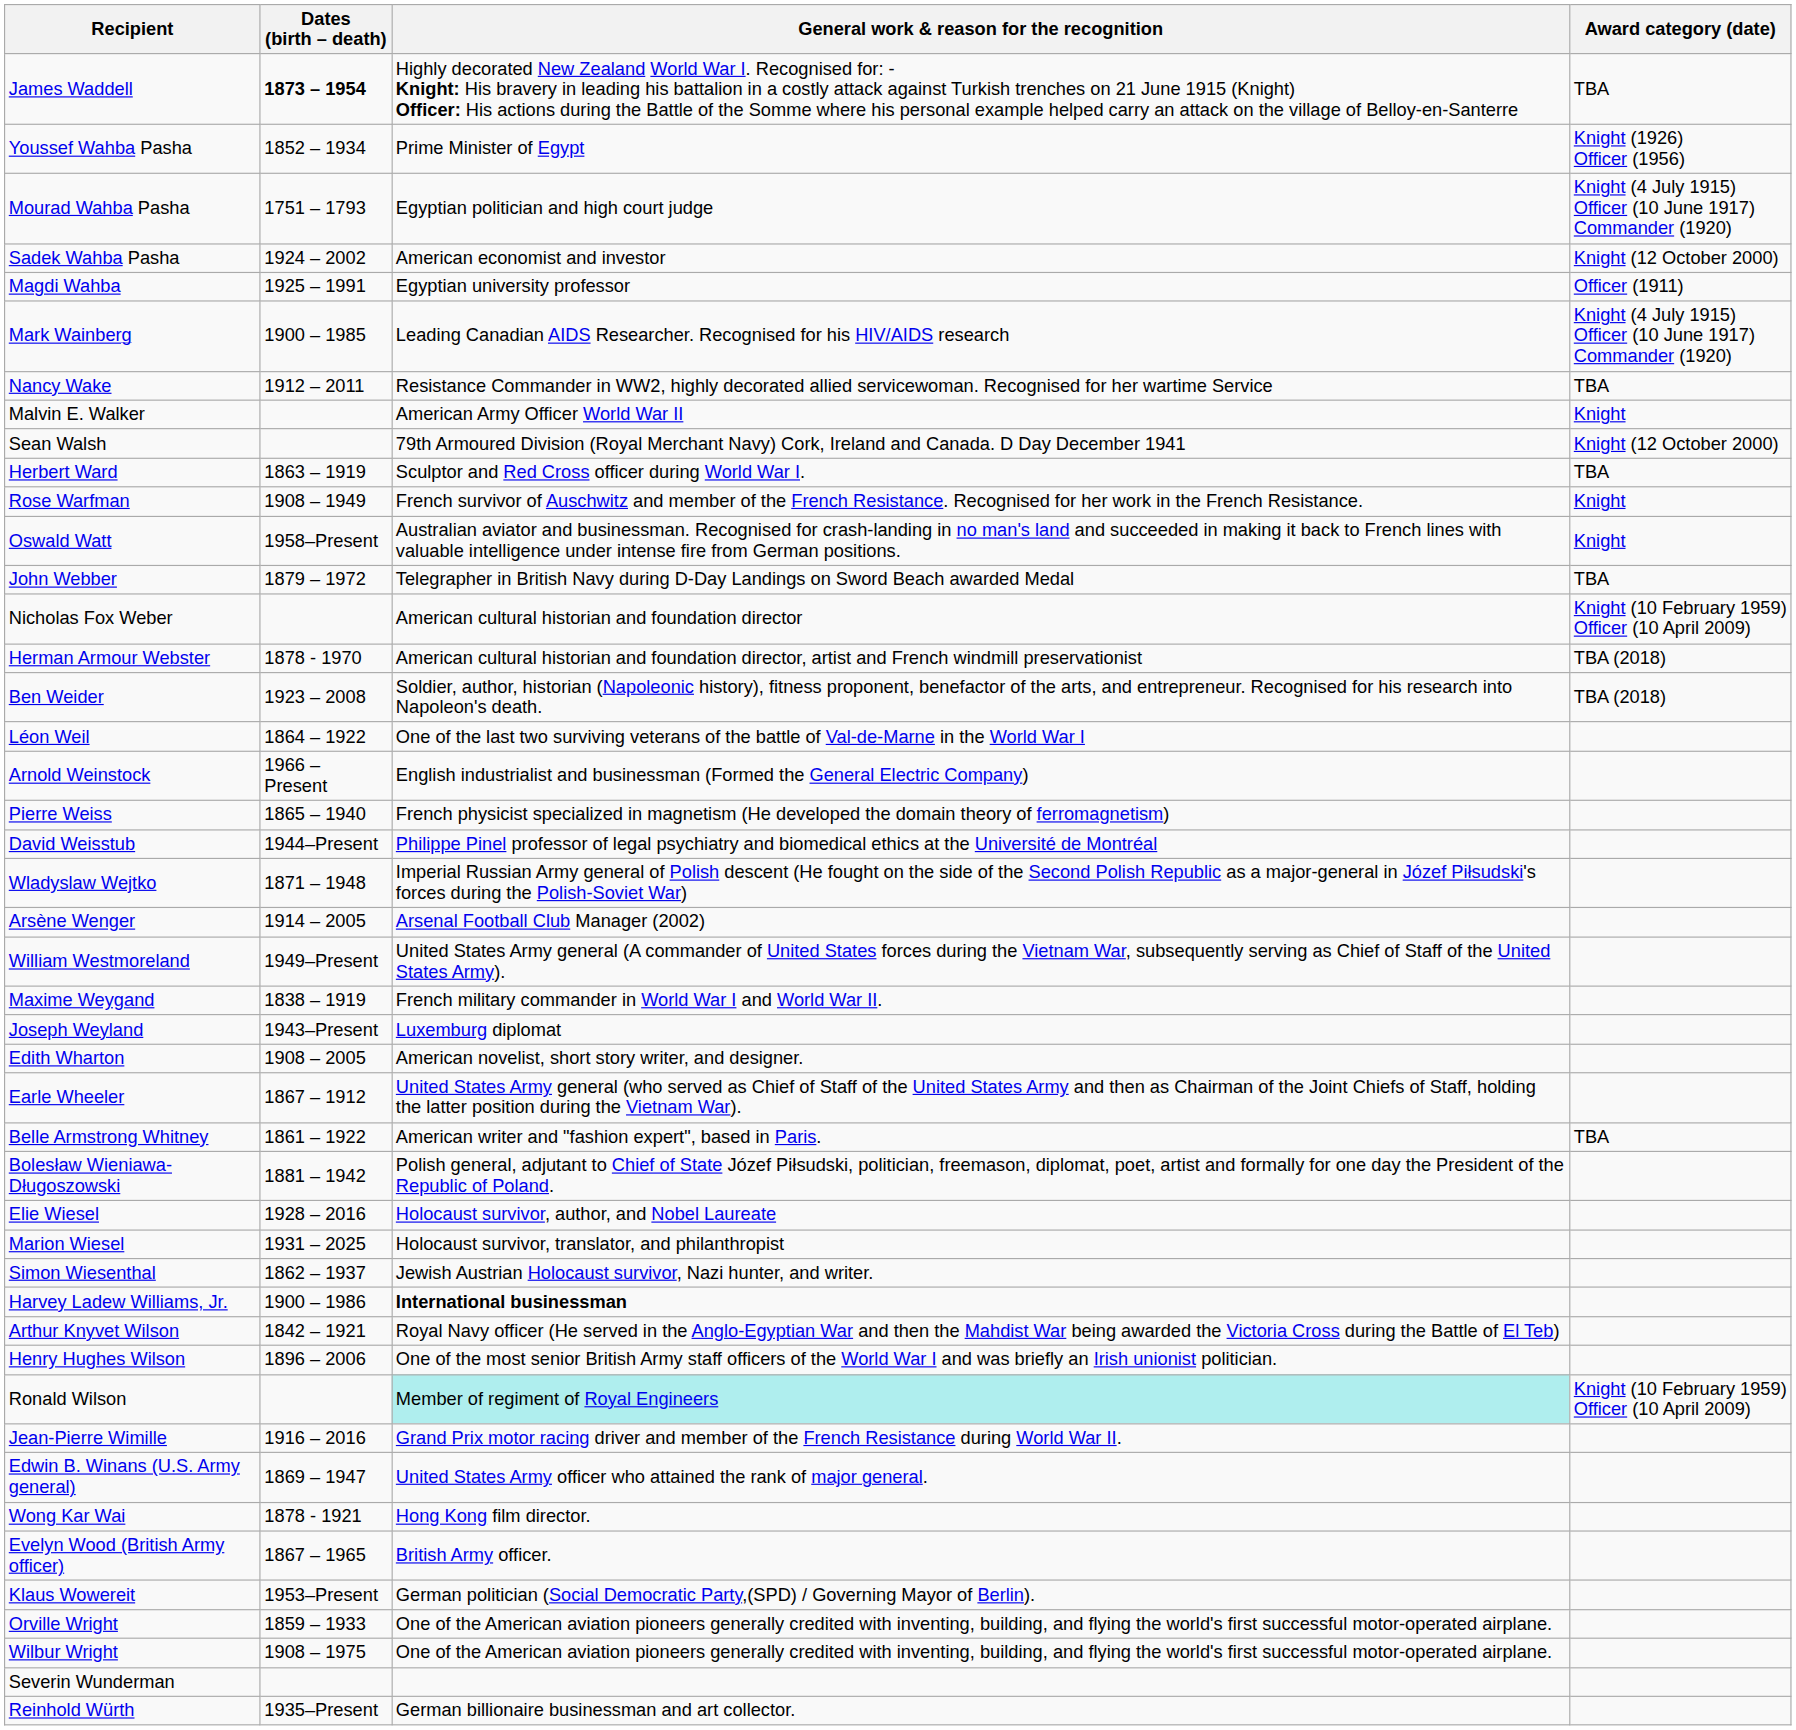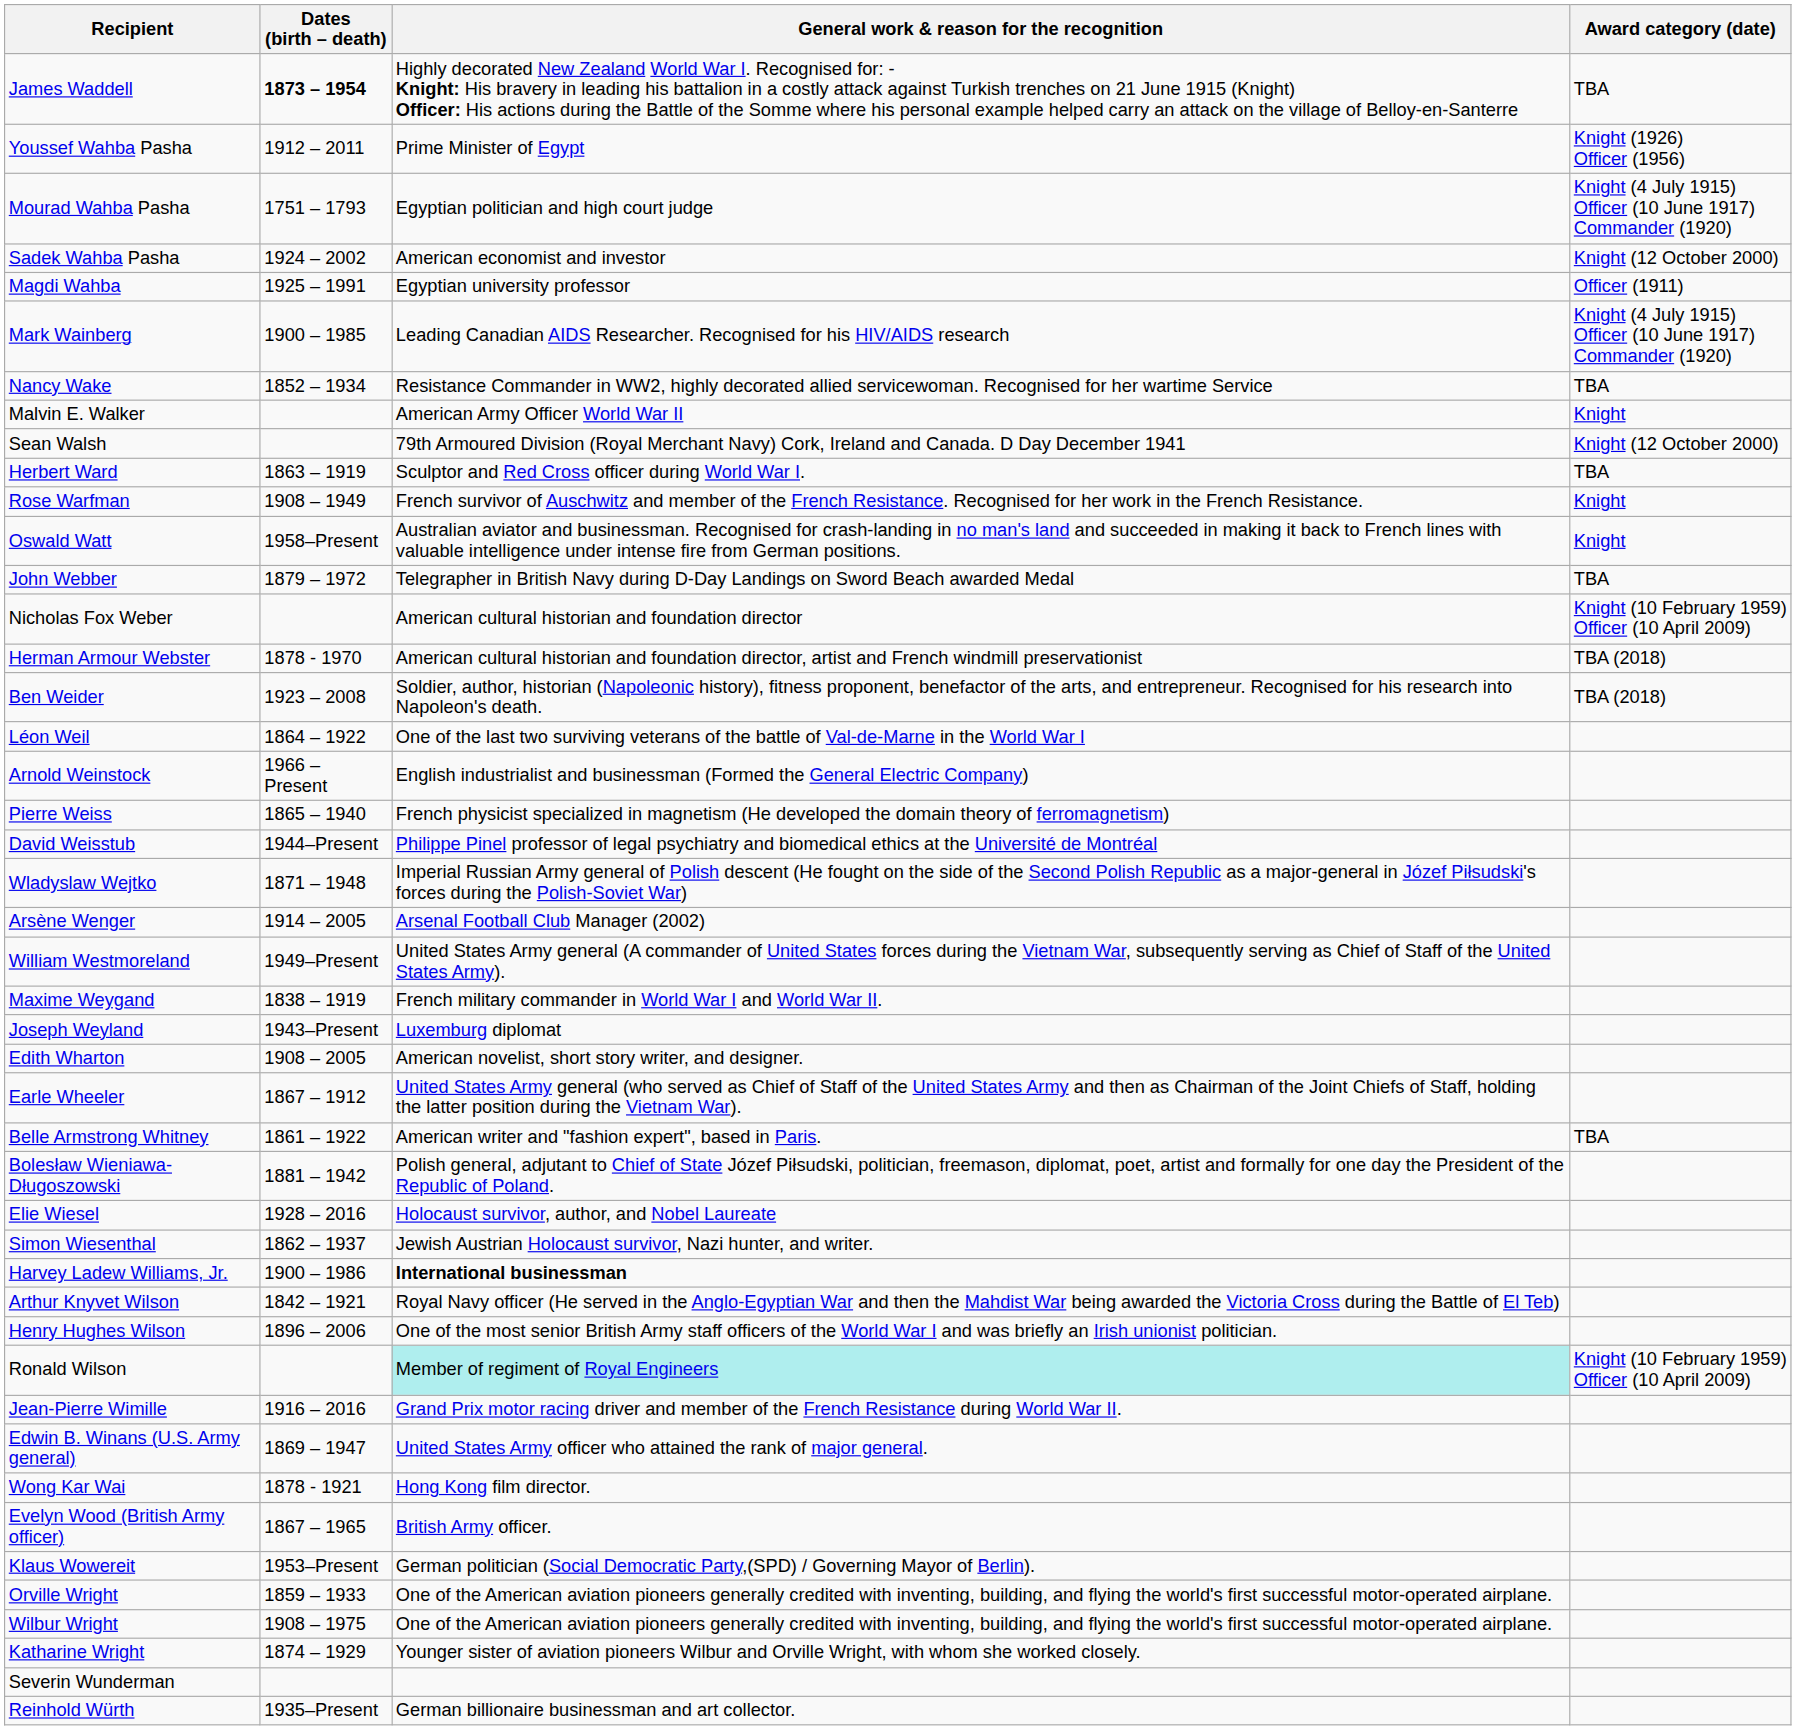(315, 148) 1852 – 1934 -> (314, 148) 1912 – 2011
(314, 385) 1912 – 2011 -> (315, 385) 1852 – 1934
- row: (67, 1244)
+ row: (77, 1652)
